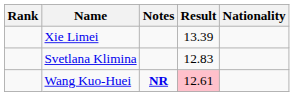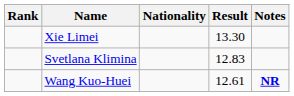columns swapped: (254, 15) <-> (159, 15)
(198, 37) 13.39 -> (230, 37) 13.30
(198, 81) pink background -> (230, 81) no background
